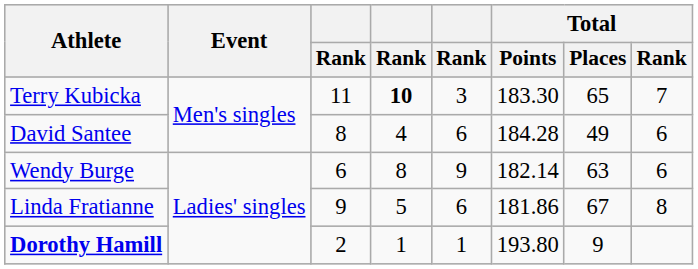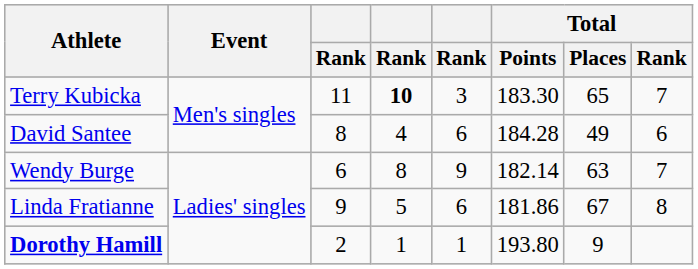(662, 170) 6 -> (662, 170) 7
